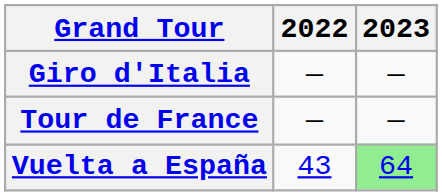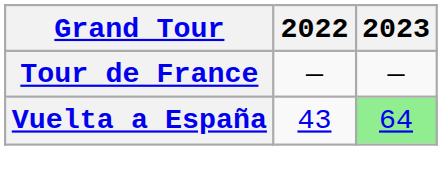- row: (139, 74)
